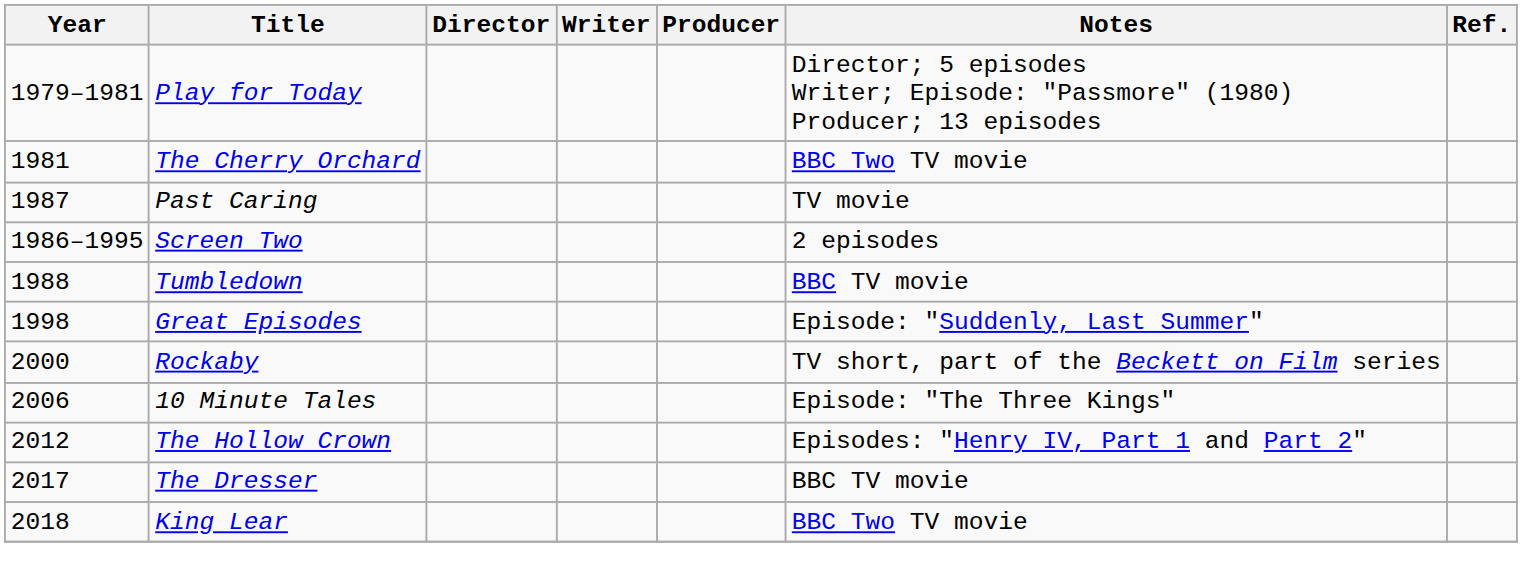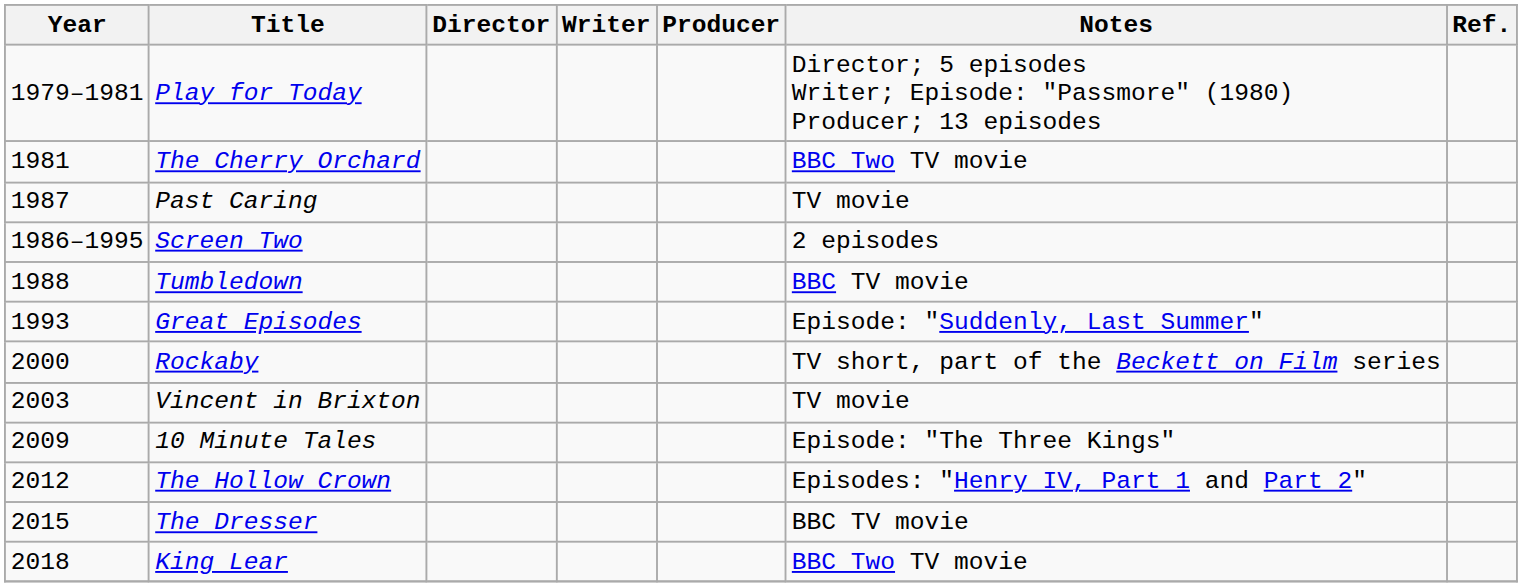(40, 322) 1998 -> (40, 322) 1993
+ row: (288, 402)
(40, 402) 2006 -> (40, 442) 2009
(40, 482) 2017 -> (40, 522) 2015
